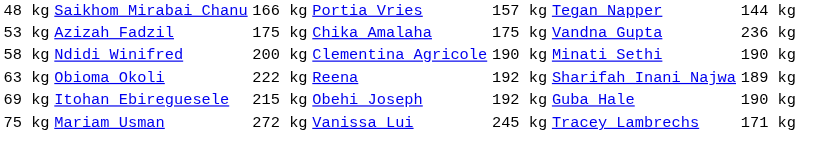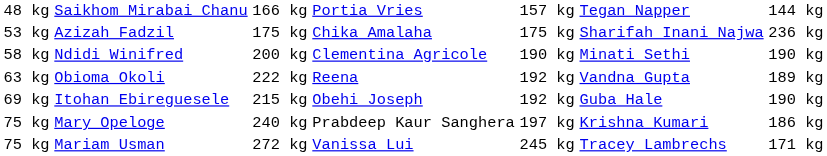(607, 33) Vandna Gupta -> (672, 33) Sharifah Inani Najwa
(644, 78) Sharifah Inani Najwa -> (635, 78) Vandna Gupta
+ row: (110, 122)
